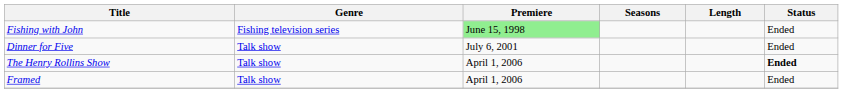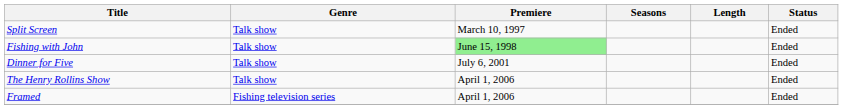+ row: (32, 29)
(288, 29) Fishing television series -> (255, 46) Talk show
(782, 63) bold -> (784, 79) normal
(259, 79) Talk show -> (284, 96) Fishing television series
